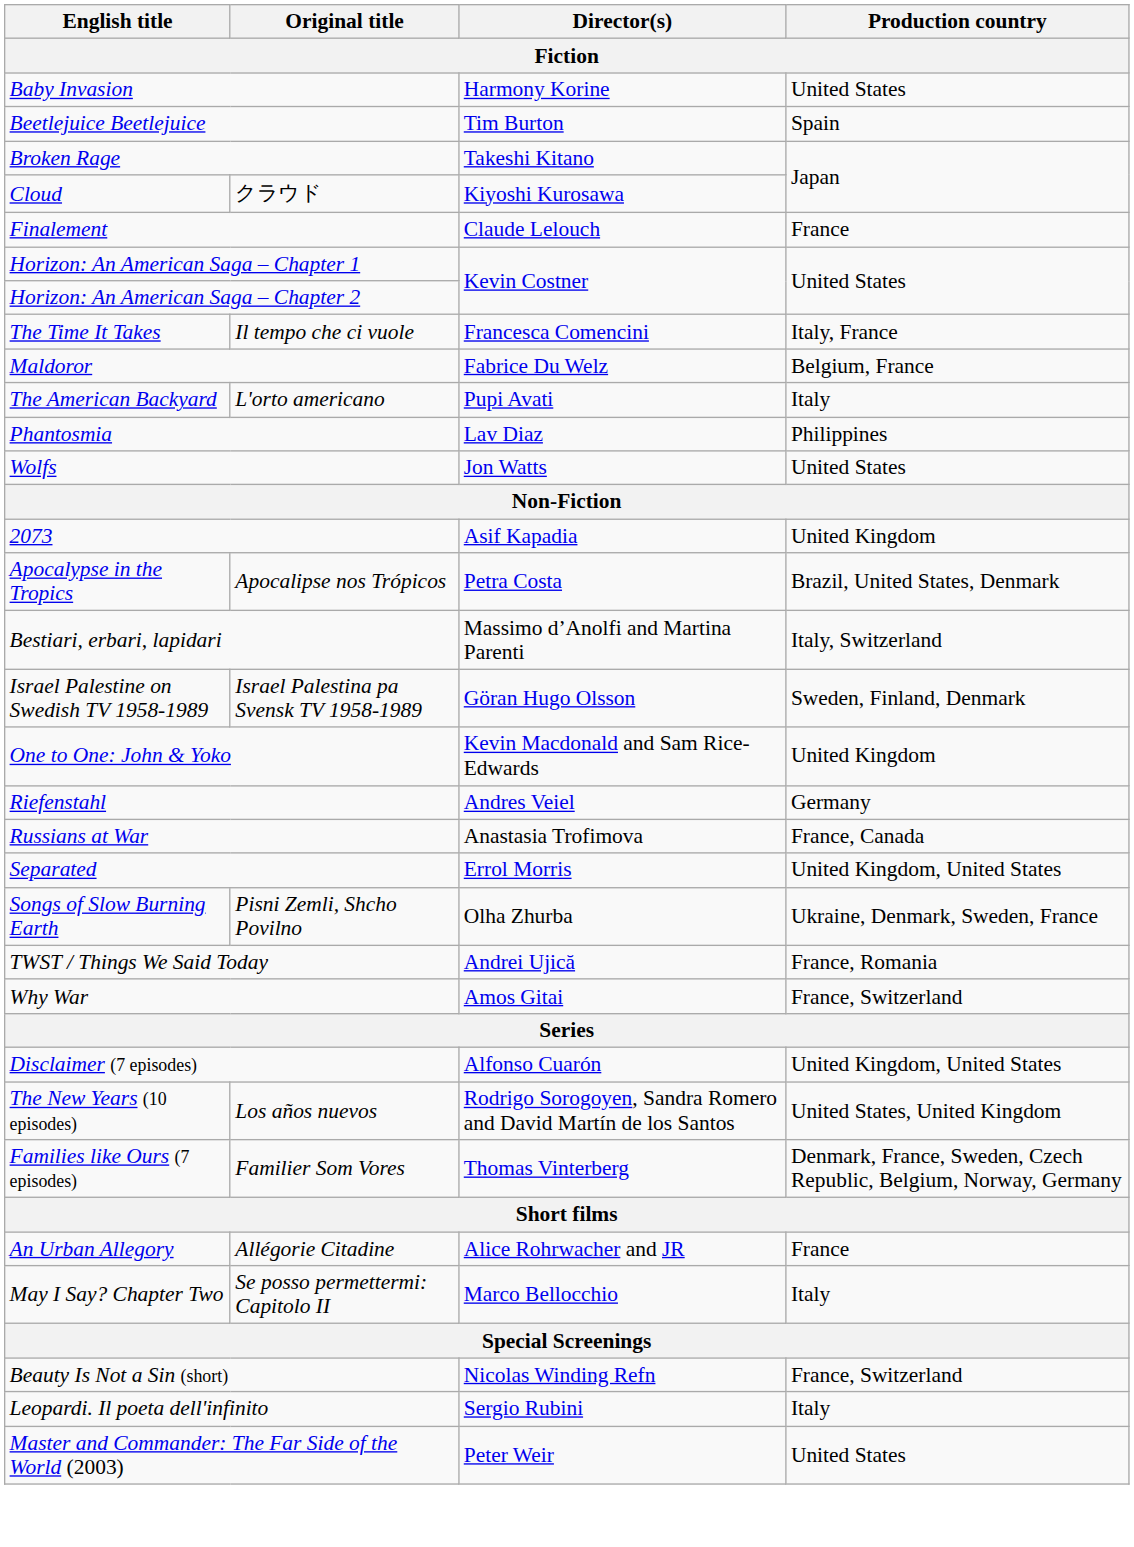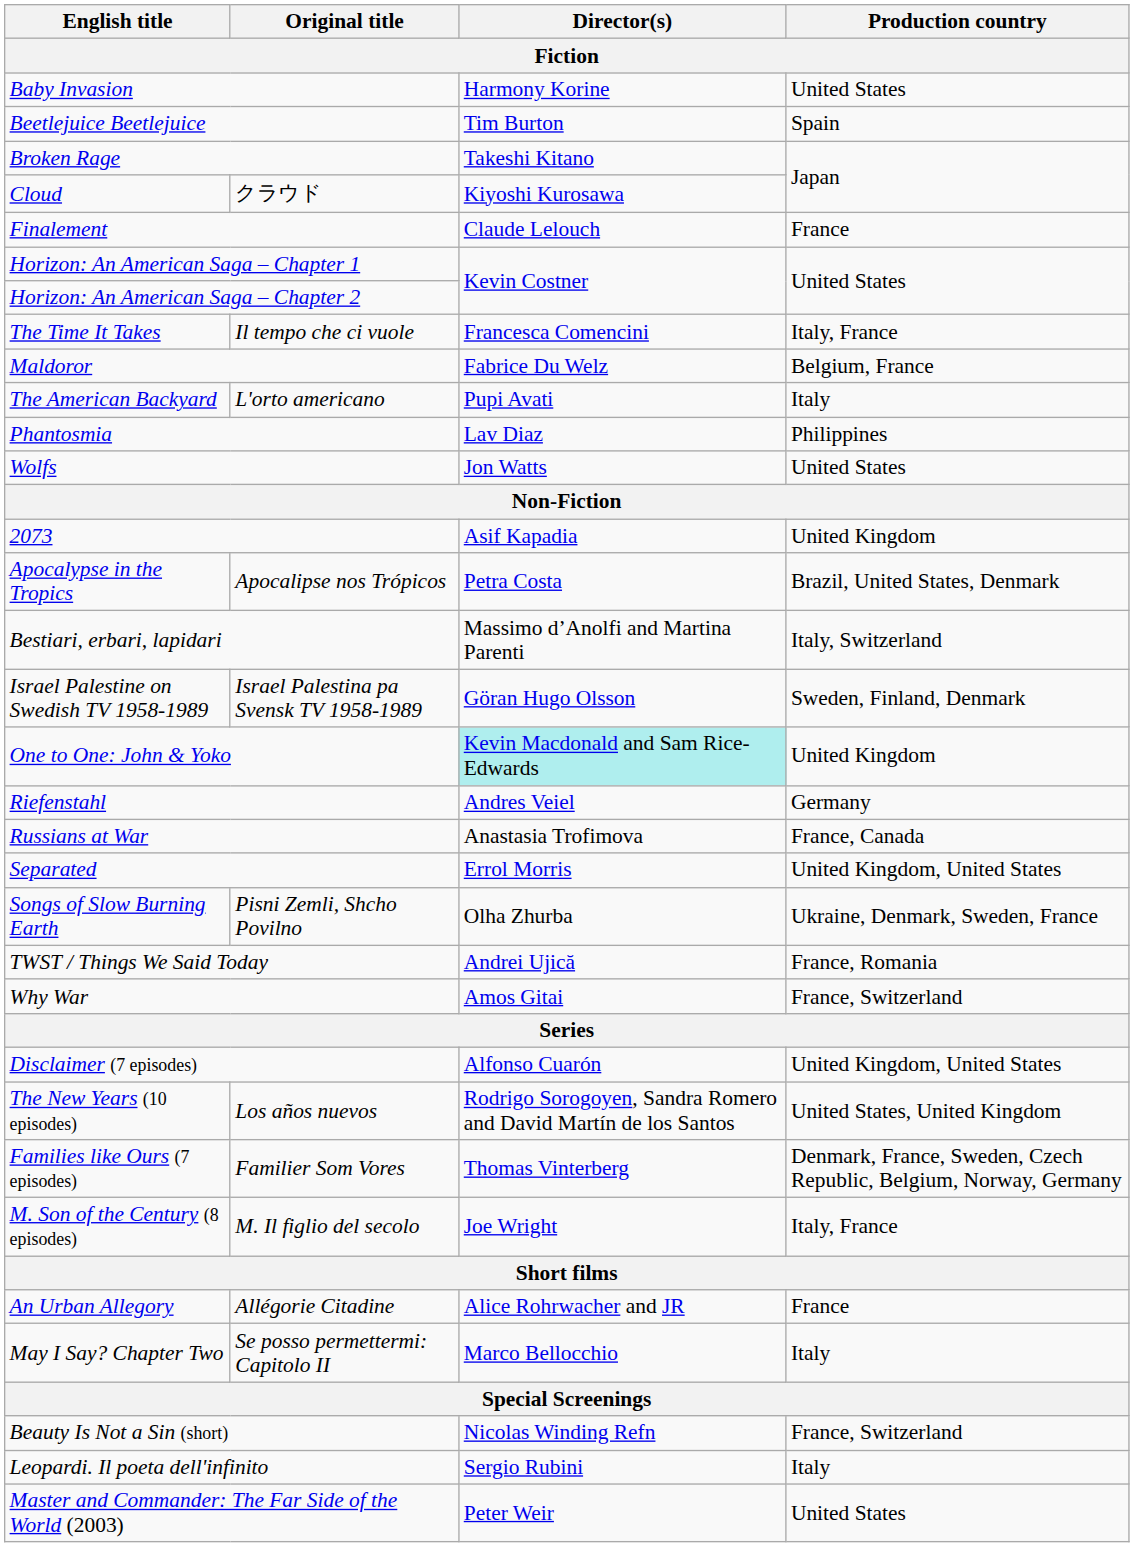(607, 755) no background -> (607, 755) paleturquoise background
+ row: (114, 1226)
